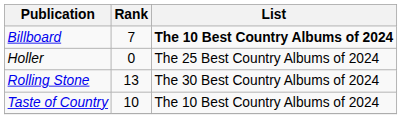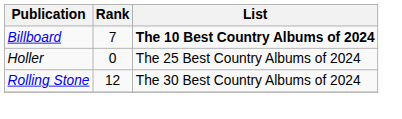(131, 80) 13 -> (113, 80) 12
- row: (58, 102)
